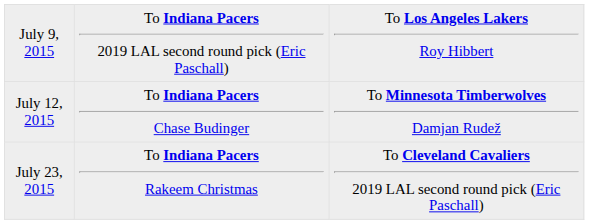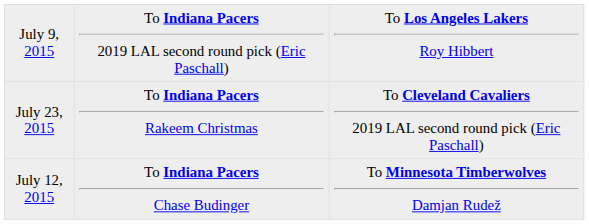rows swapped: (39, 111) <-> (39, 180)
